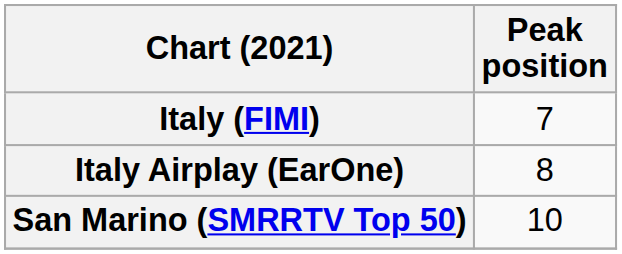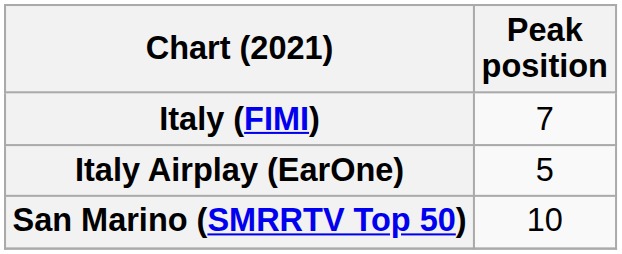(545, 169) 8 -> (545, 169) 5
